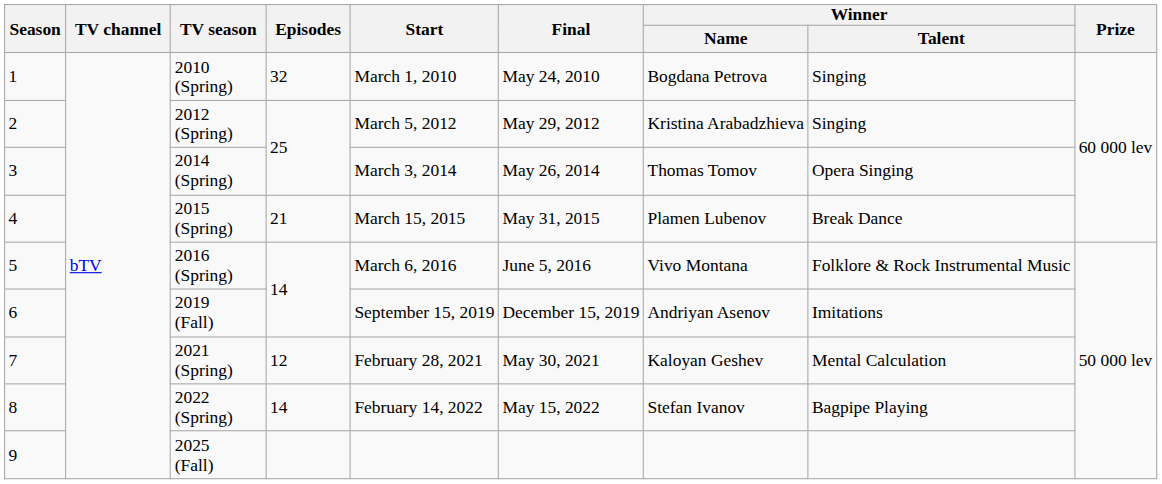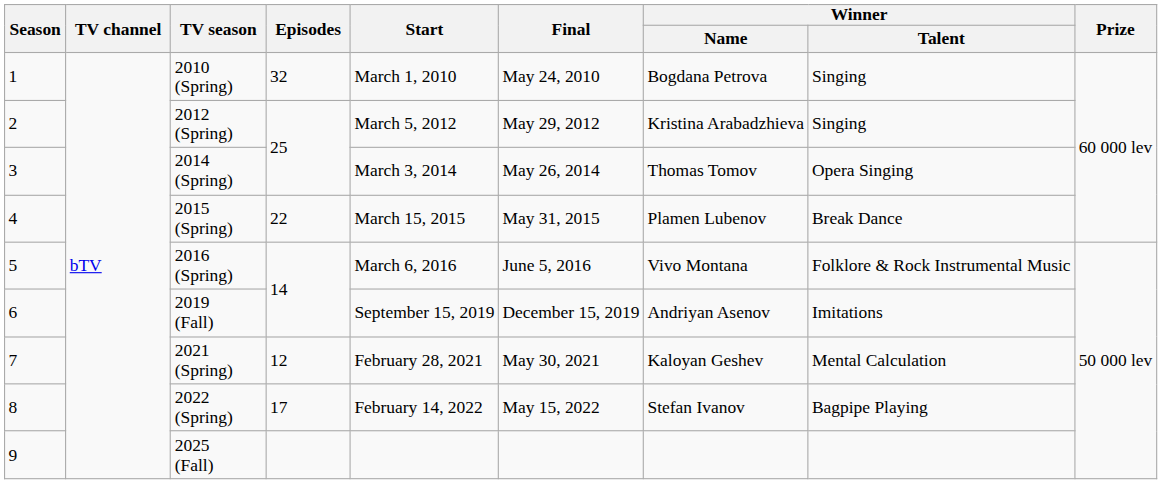(279, 218) 21 -> (279, 218) 22
(279, 407) 14 -> (279, 407) 17
